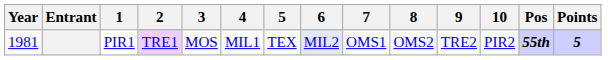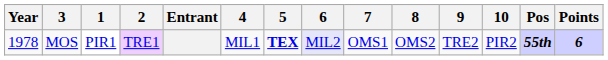columns swapped: (71, 17) <-> (201, 17)
(23, 42) 1981 -> (23, 42) 1978
(282, 42) normal -> (283, 42) bold
(577, 42) 5 -> (579, 42) 6
